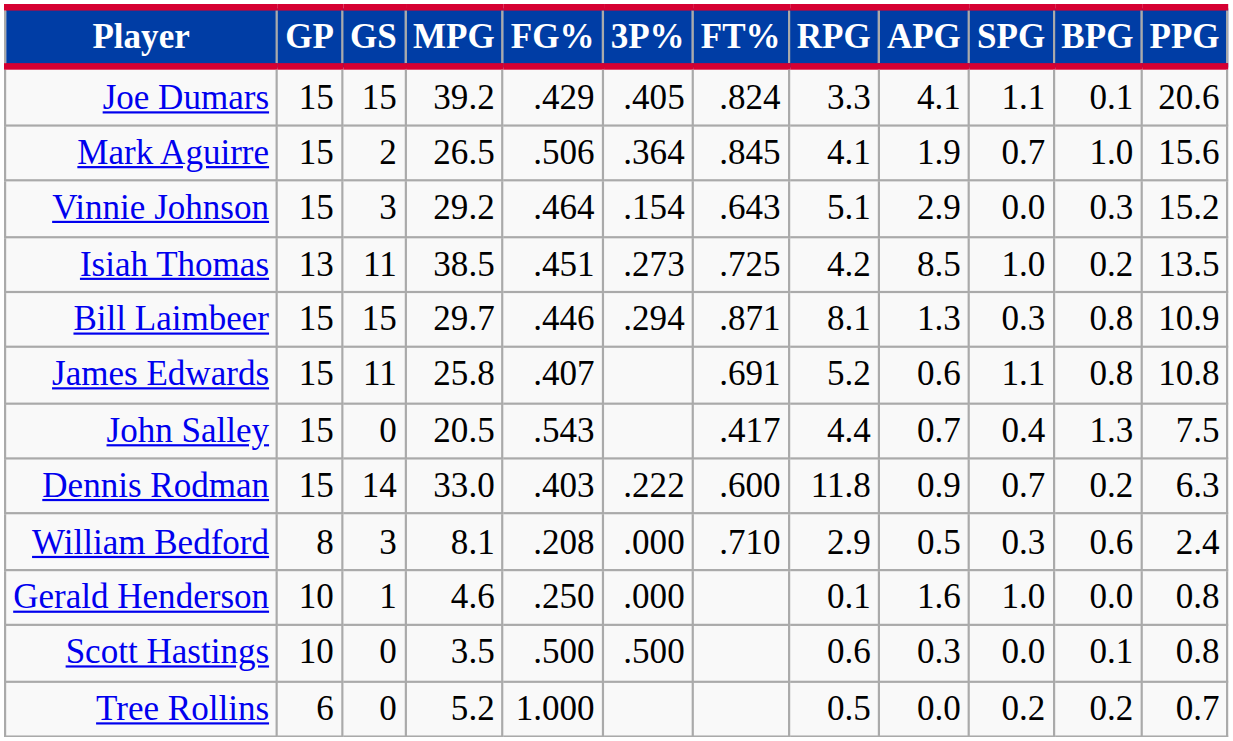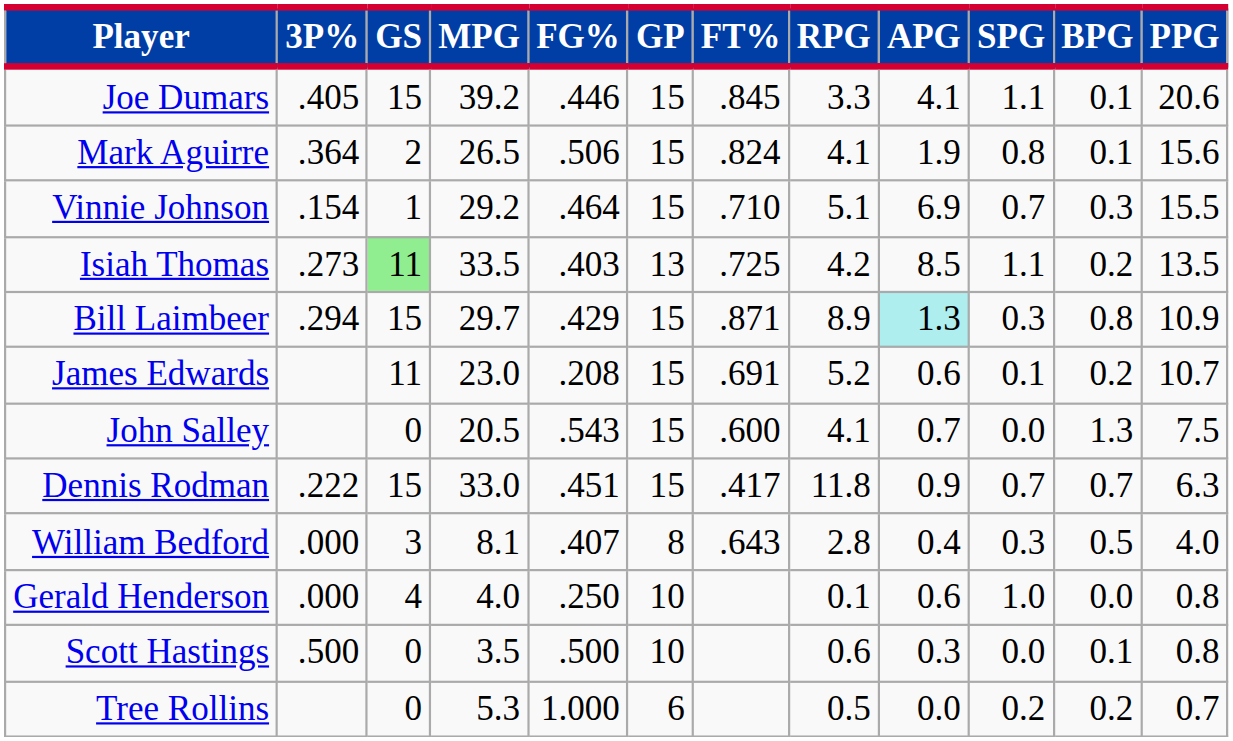columns swapped: (310, 36) <-> (648, 36)
(564, 96) .429 -> (589, 96) .446
(750, 96) .824 -> (750, 96) .845
(750, 152) .845 -> (750, 152) .824
(1023, 152) 0.7 -> (1023, 152) 0.8
(1111, 152) 1.0 -> (1111, 152) 0.1
(388, 207) 3 -> (413, 207) 1
(750, 207) .643 -> (750, 207) .710
(939, 207) 2.9 -> (939, 207) 6.9
(1023, 207) 0.0 -> (1023, 207) 0.7
(1189, 207) 15.2 -> (1189, 207) 15.5
(380, 263) no background -> (405, 263) lightgreen background
(464, 263) 38.5 -> (489, 263) 33.5
(564, 263) .451 -> (589, 263) .403
(1023, 263) 1.0 -> (1023, 263) 1.1
(564, 318) .446 -> (589, 318) .429
(849, 318) 8.1 -> (849, 318) 8.9
(939, 318) no background -> (939, 318) paleturquoise background
(464, 374) 25.8 -> (489, 374) 23.0
(564, 374) .407 -> (589, 374) .208
(1023, 374) 1.1 -> (1023, 374) 0.1
(1111, 374) 0.8 -> (1111, 374) 0.2
(1189, 374) 10.8 -> (1189, 374) 10.7
(750, 430) .417 -> (750, 430) .600
(849, 430) 4.4 -> (849, 430) 4.1
(1023, 430) 0.4 -> (1023, 430) 0.0
(379, 485) 14 -> (405, 485) 15
(564, 485) .403 -> (589, 485) .451
(750, 485) .600 -> (750, 485) .417
(1111, 485) 0.2 -> (1111, 485) 0.7
(564, 541) .208 -> (589, 541) .407
(750, 541) .710 -> (750, 541) .643
(849, 541) 2.9 -> (849, 541) 2.8
(939, 541) 0.5 -> (939, 541) 0.4
(1111, 541) 0.6 -> (1111, 541) 0.5
(1198, 541) 2.4 -> (1198, 541) 4.0
(388, 596) 1 -> (413, 596) 4
(473, 596) 4.6 -> (498, 596) 4.0
(939, 596) 1.6 -> (939, 596) 0.6
(473, 707) 5.2 -> (498, 707) 5.3
